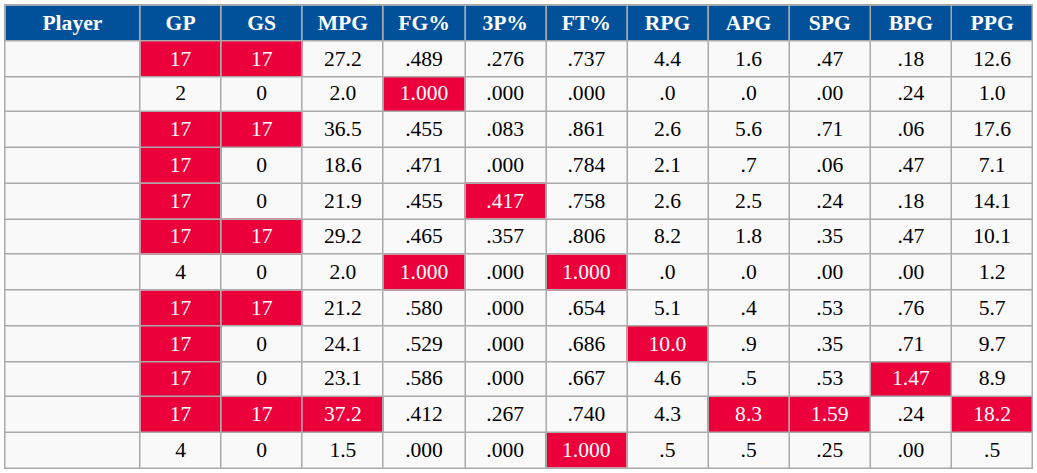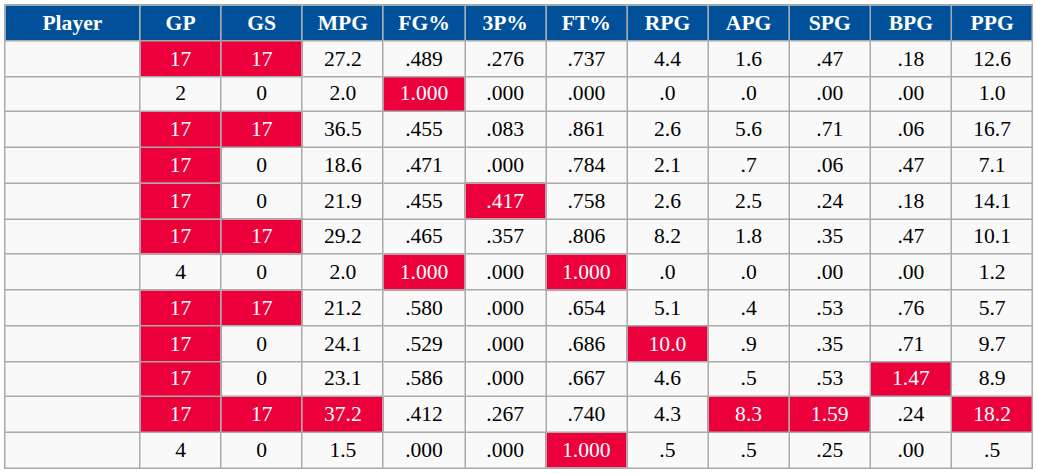(911, 93) .24 -> (911, 93) .00
(992, 129) 17.6 -> (992, 129) 16.7
